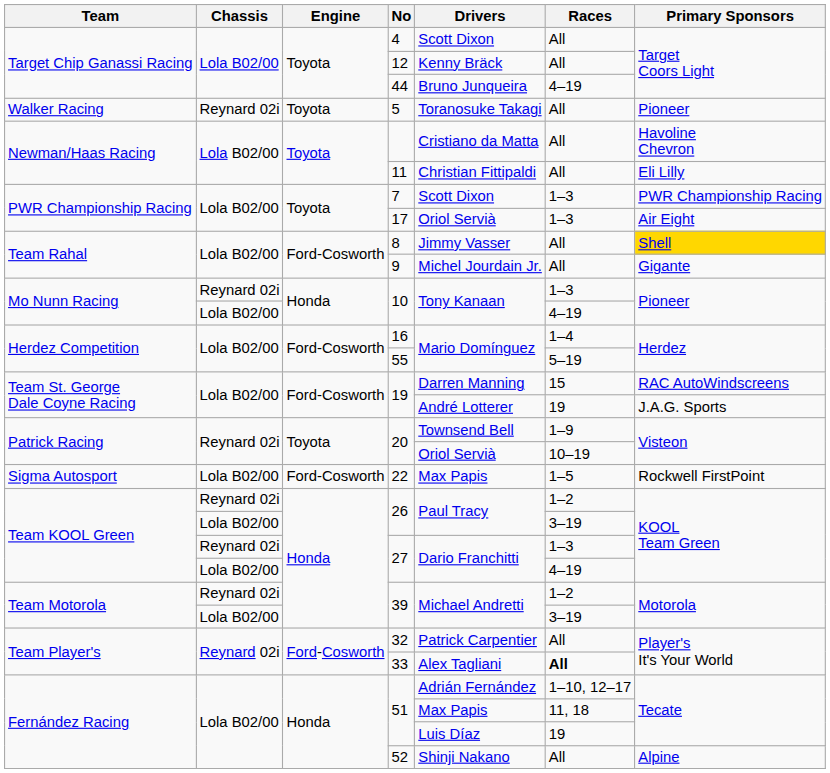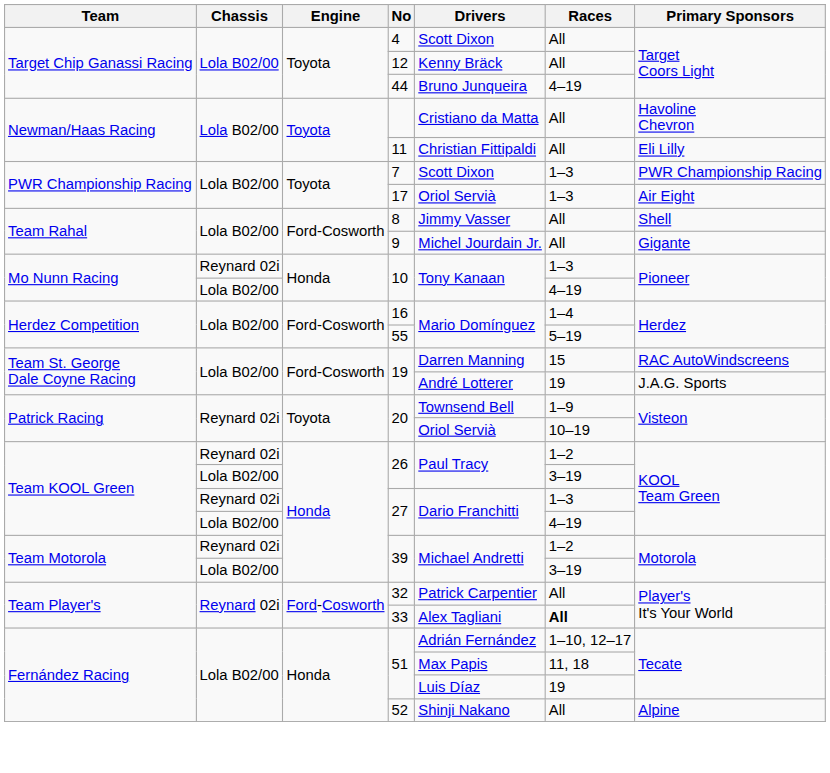- row: (240, 109)
(655, 242) gold background -> (655, 219) no background
- row: (239, 476)
